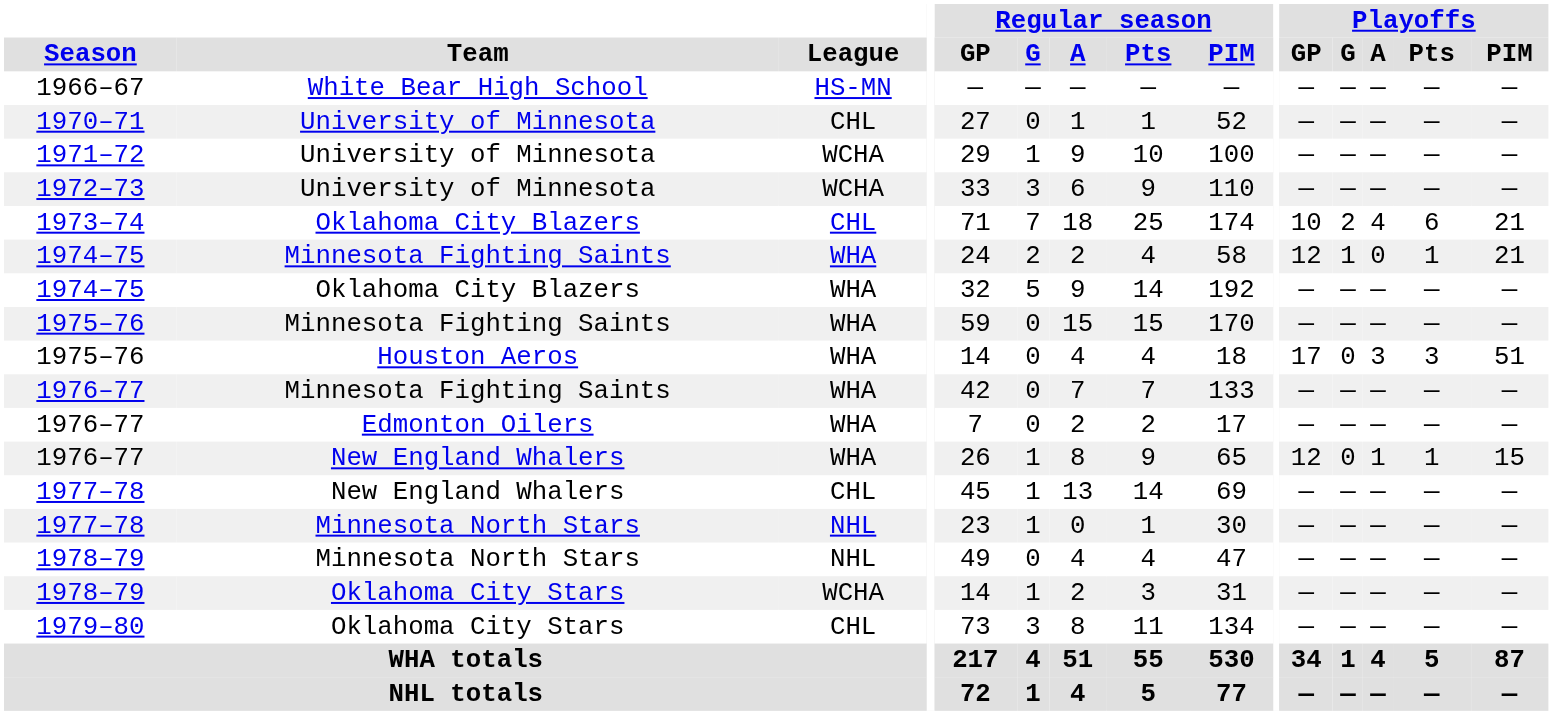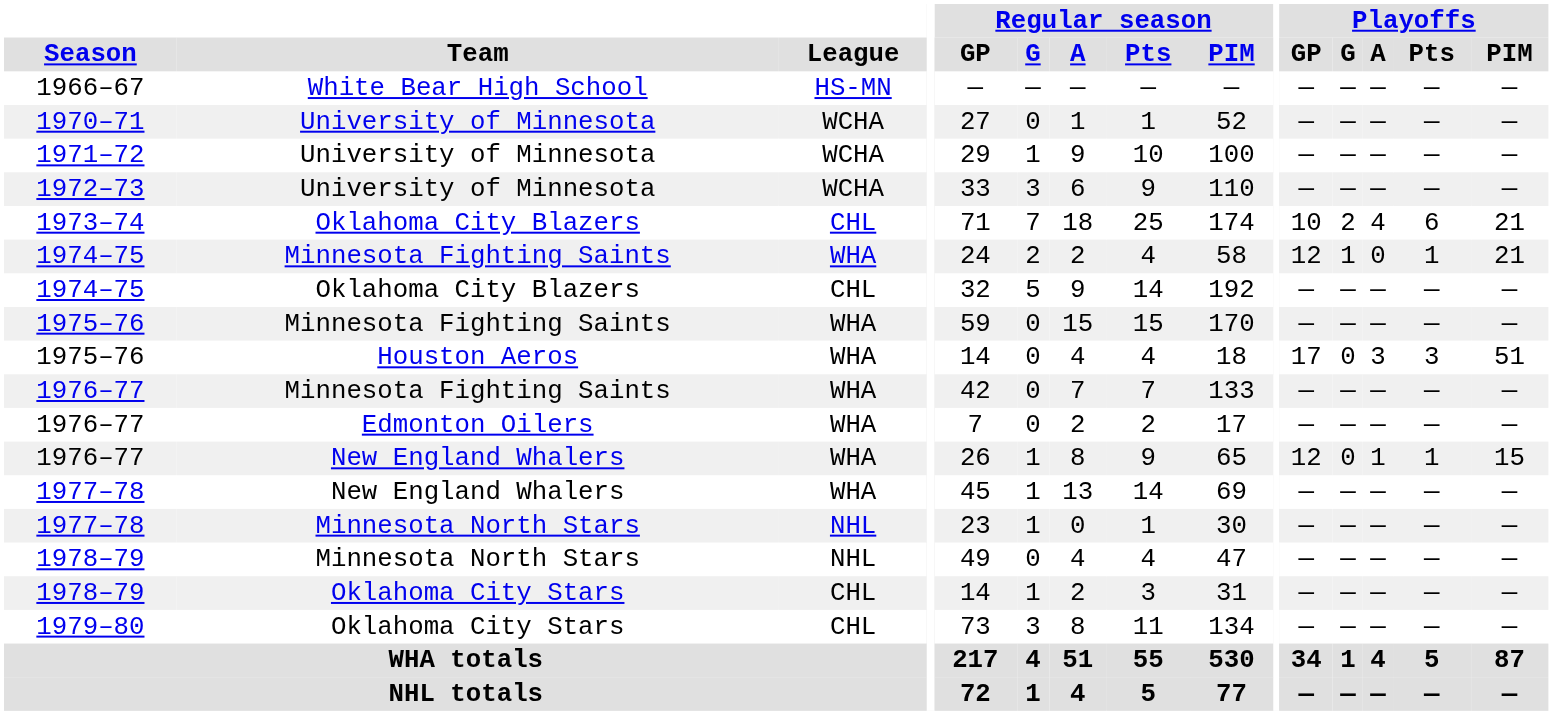(853, 122) CHL -> (853, 122) WCHA
(853, 290) WHA -> (853, 290) CHL
(853, 492) CHL -> (853, 492) WHA
(853, 593) WCHA -> (853, 593) CHL
